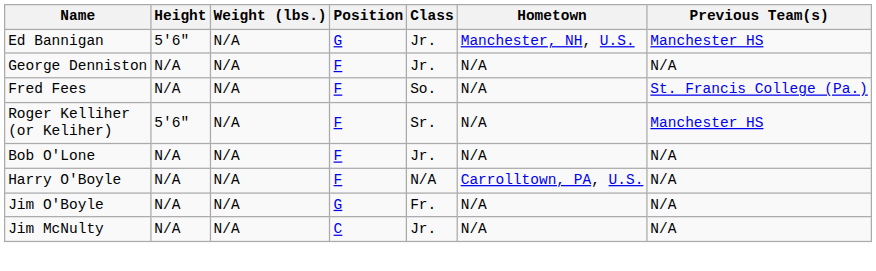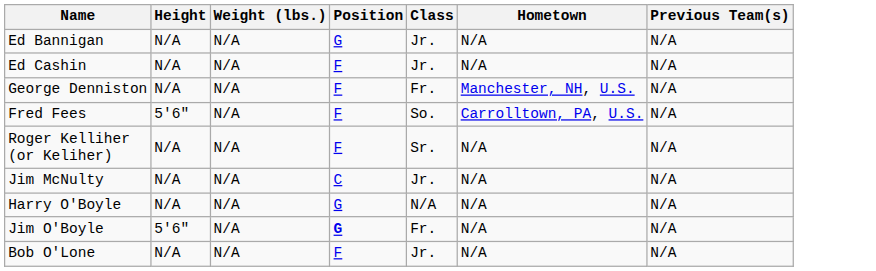(172, 41) 5'6" -> (167, 41) N/A
(548, 41) Manchester, NH, U.S. -> (474, 41) N/A
(707, 41) Manchester HS -> (663, 41) N/A
+ row: (47, 65)
(423, 65) Jr. -> (423, 90) Fr.
(474, 65) N/A -> (548, 90) Manchester, NH, U.S.
(167, 90) N/A -> (172, 114) 5'6"
(474, 90) N/A -> (552, 114) Carrolltown, PA, U.S.
(759, 90) St. Francis College (Pa.) -> (663, 114) N/A
(172, 123) 5'6" -> (167, 147) N/A
(707, 123) Manchester HS -> (663, 147) N/A
rows swapped: (56, 229) <-> (52, 156)
(338, 180) F -> (338, 204) G
(552, 180) Carrolltown, PA, U.S. -> (474, 204) N/A
(167, 204) N/A -> (172, 229) 5'6"
(338, 204) normal -> (338, 229) bold
